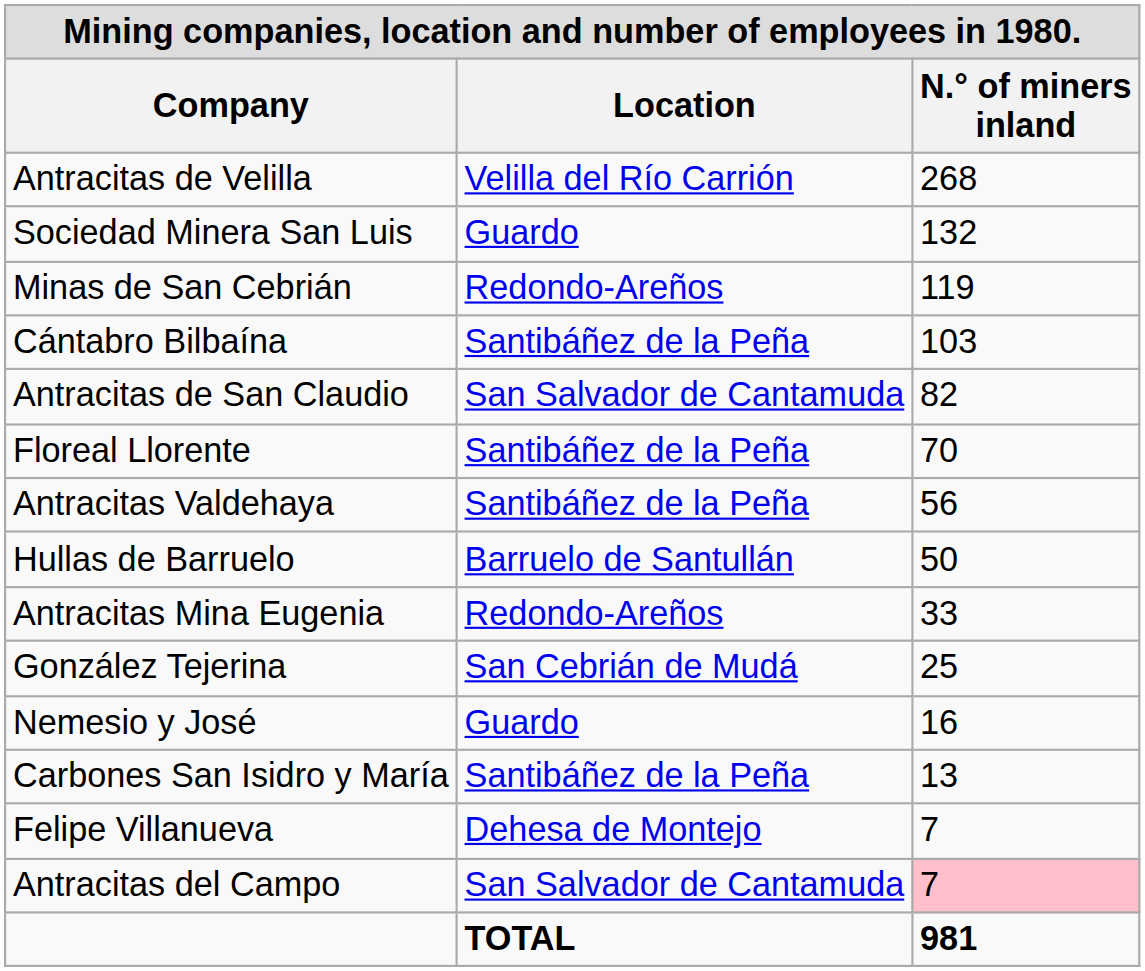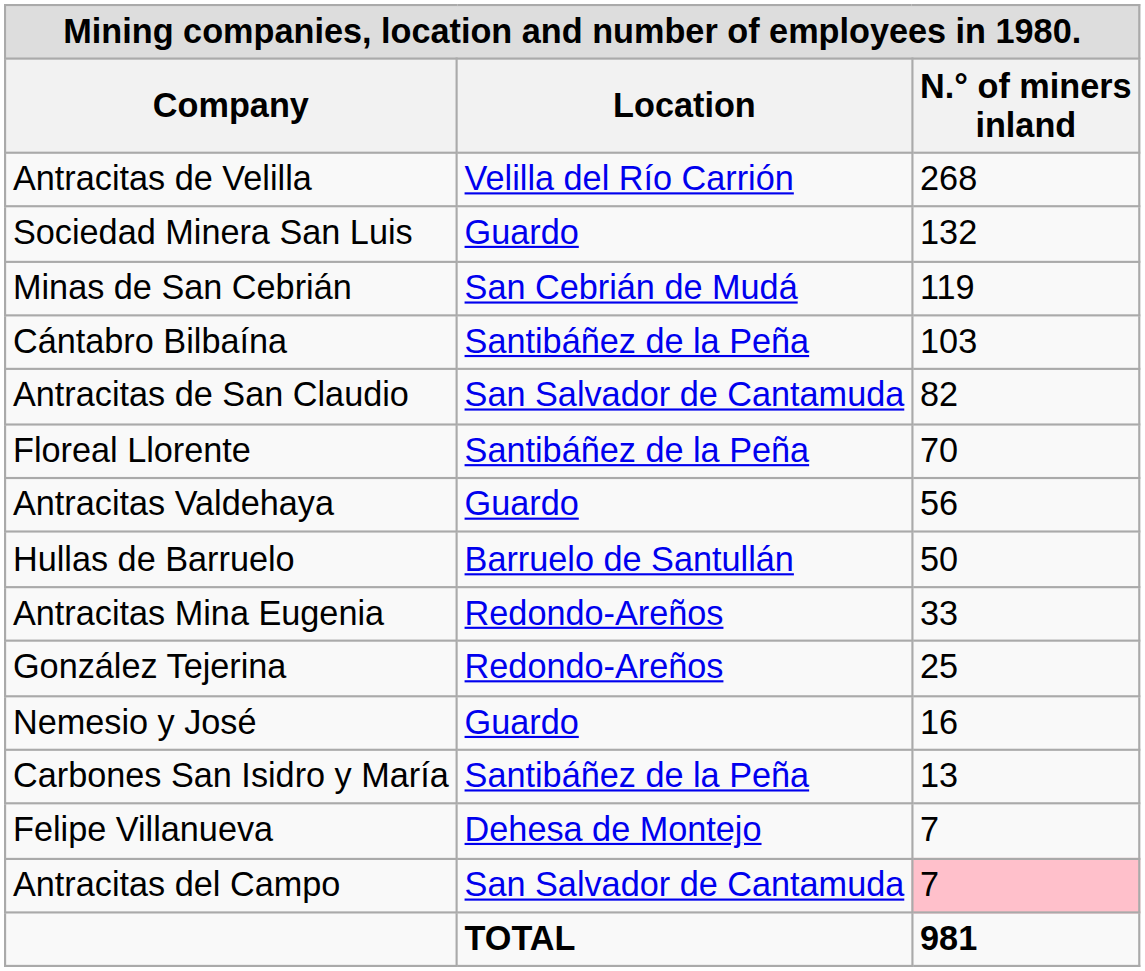(594, 287) Redondo-Areños -> (631, 287) San Cebrián de Mudá
(637, 504) Santibáñez de la Peña -> (522, 504) Guardo
(631, 667) San Cebrián de Mudá -> (594, 667) Redondo-Areños
